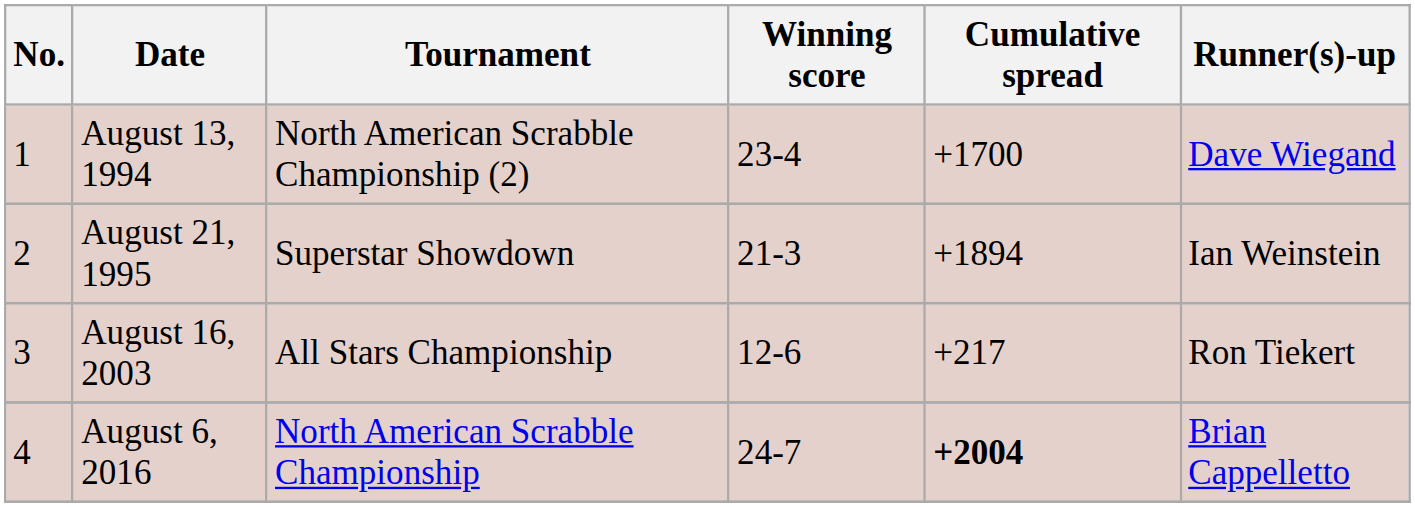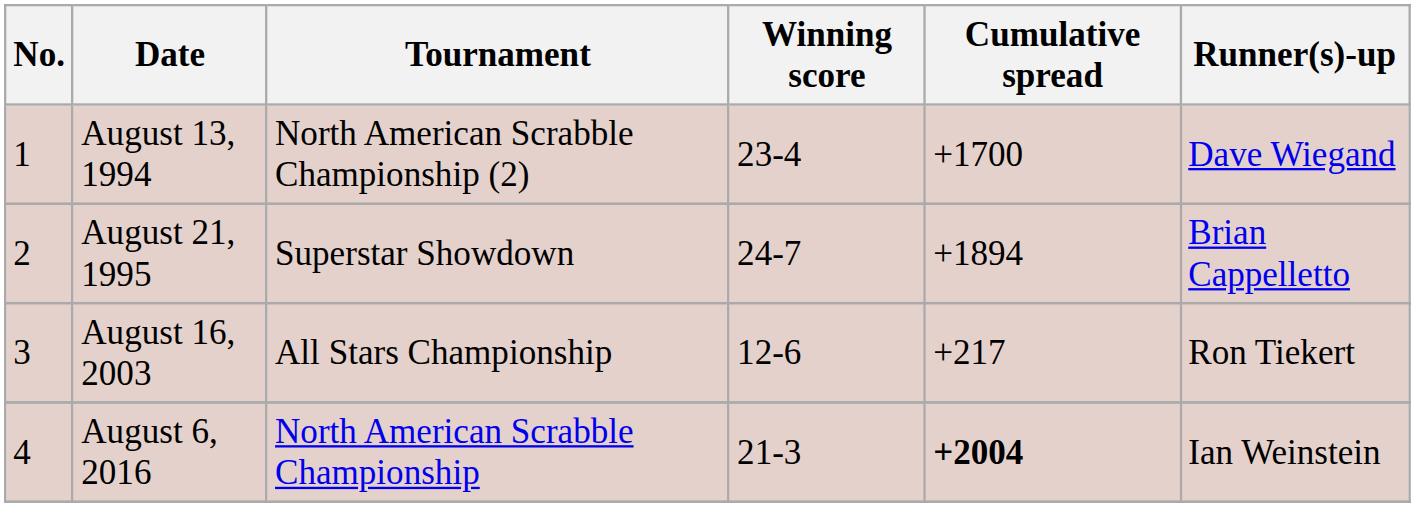(769, 253) 21-3 -> (769, 253) 24-7
(1284, 253) Ian Weinstein -> (1269, 253) Brian Cappelletto
(769, 452) 24-7 -> (769, 452) 21-3
(1269, 452) Brian Cappelletto -> (1284, 452) Ian Weinstein
